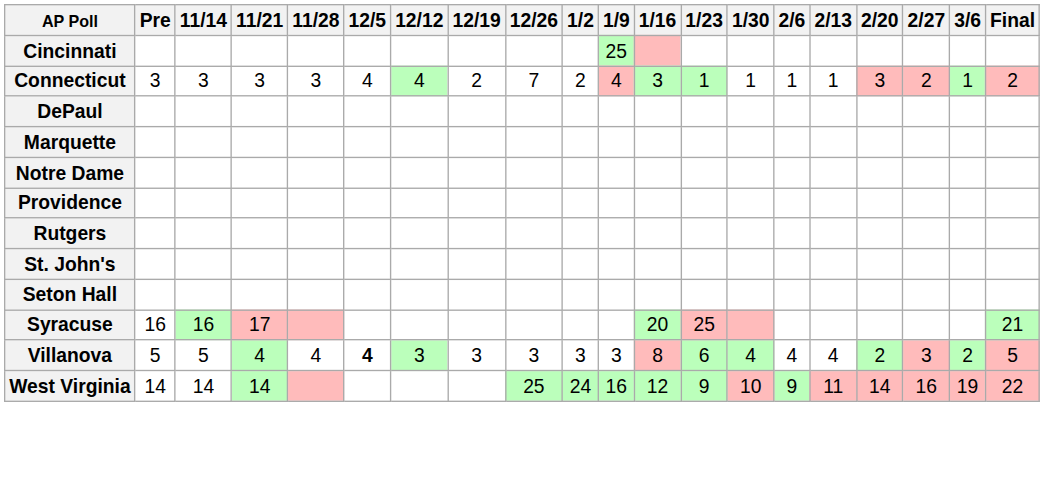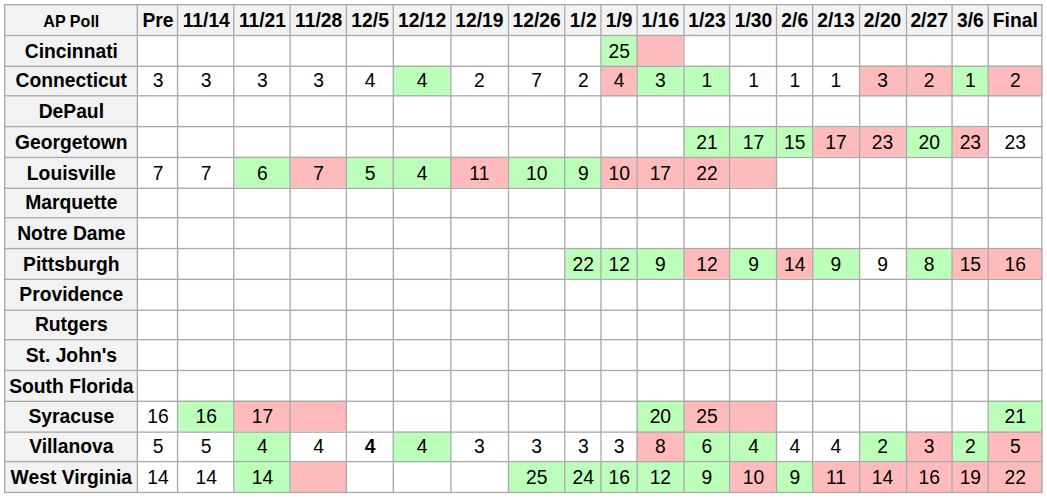+ row: (71, 142)
+ row: (71, 173)
+ row: (71, 264)
- row: (70, 295)
+ row: (71, 386)
(419, 356) 3 -> (422, 447) 4
